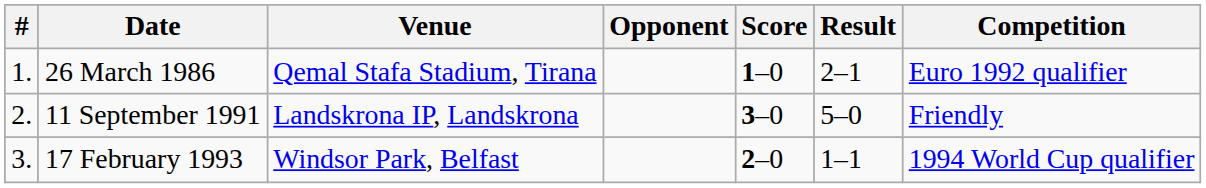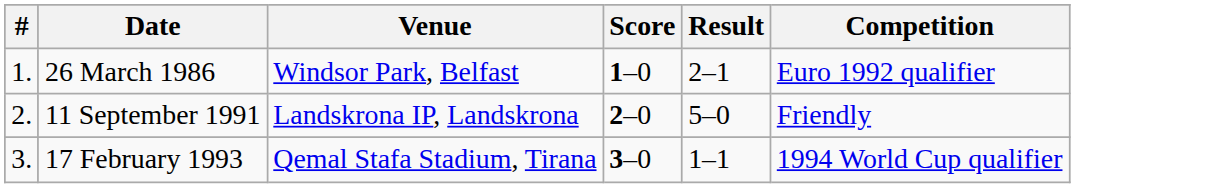- column: (669, 26)
(435, 70) Qemal Stafa Stadium, Tirana -> (396, 70) Windsor Park, Belfast
(762, 114) 3–0 -> (630, 114) 2–0
(396, 159) Windsor Park, Belfast -> (435, 159) Qemal Stafa Stadium, Tirana
(762, 159) 2–0 -> (630, 159) 3–0
